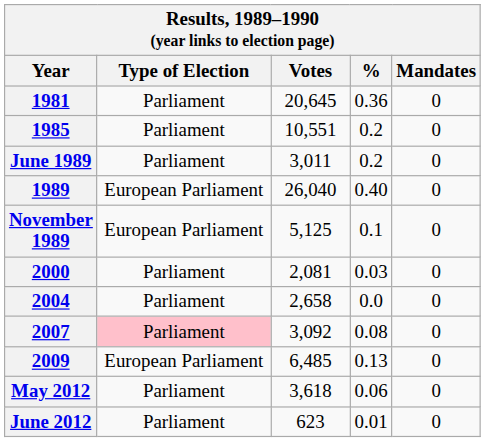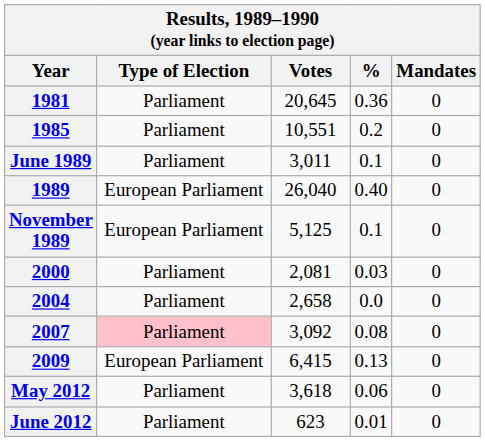(371, 160) 0.2 -> (371, 160) 0.1
(310, 361) 6,485 -> (310, 361) 6,415
